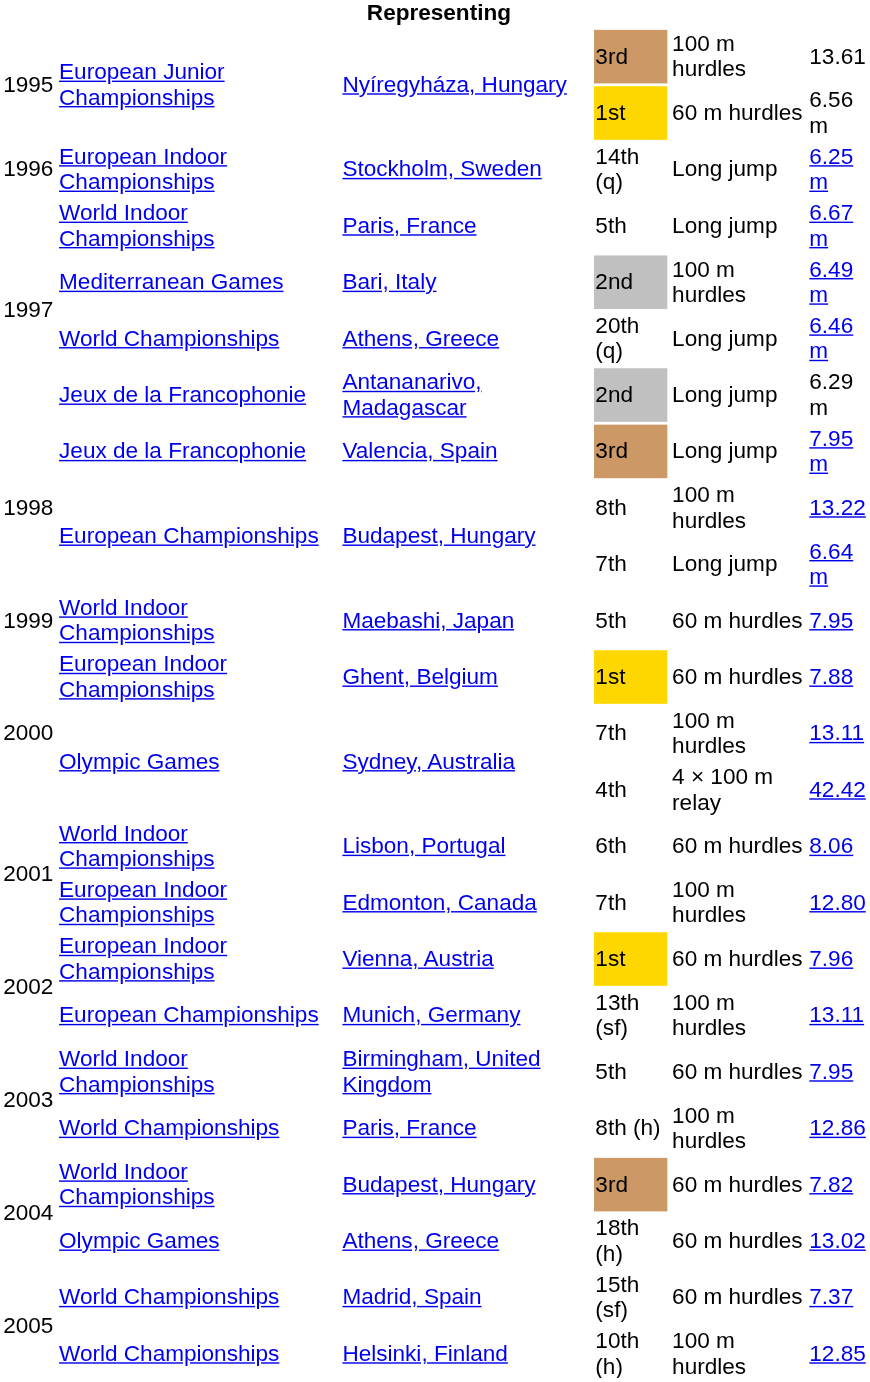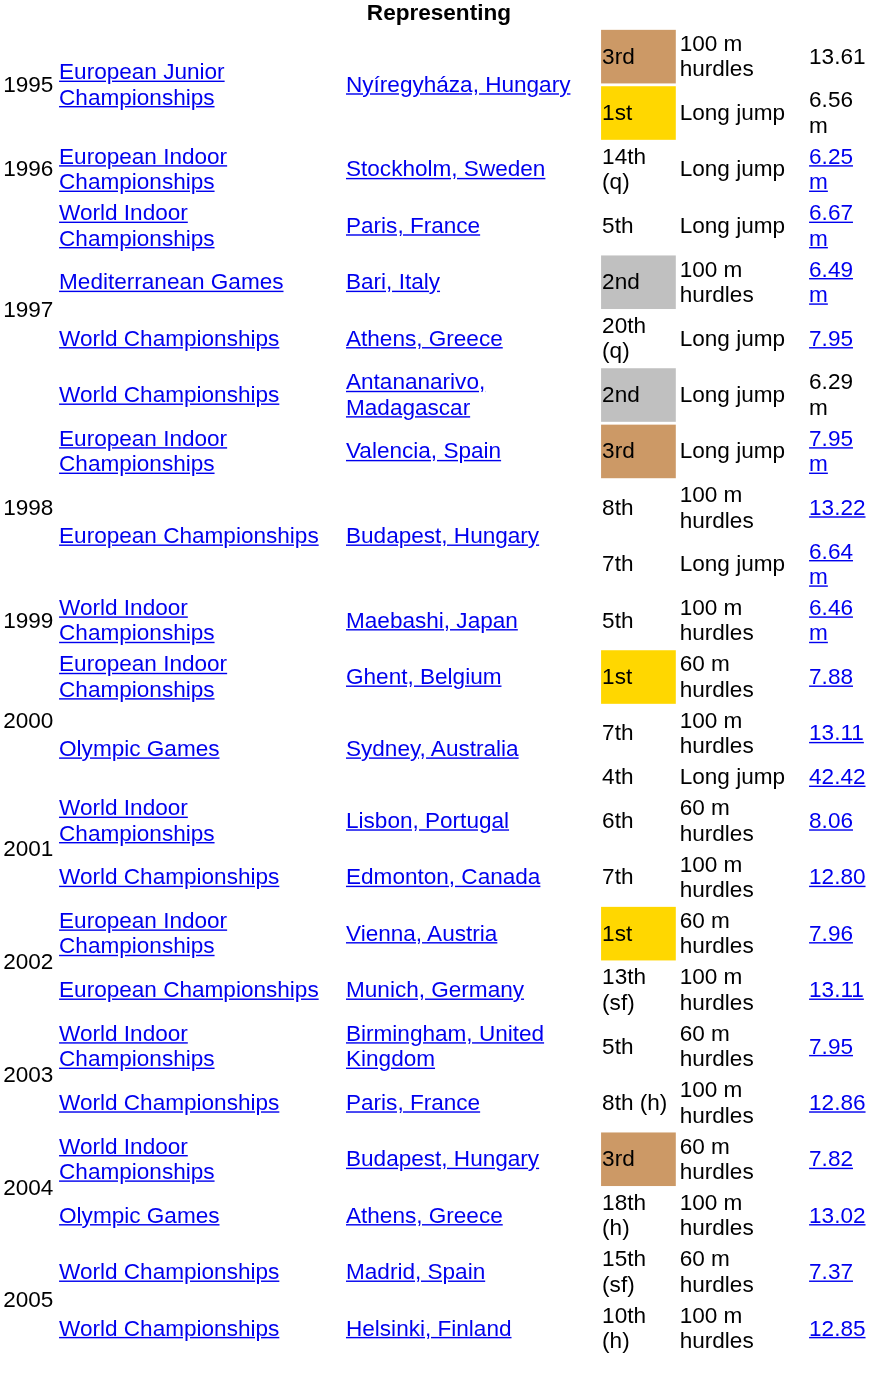(737, 112) 60 m hurdles -> (732, 112) Long jump
(831, 338) 6.46 m -> (831, 338) 7.95
(183, 394) Jeux de la Francophonie -> (169, 394) World Championships
(183, 451) Jeux de la Francophonie -> (143, 451) European Indoor Championships
(737, 620) 60 m hurdles -> (717, 620) 100 m hurdles
(831, 620) 7.95 -> (831, 620) 6.46 m
(723, 789) 4 × 100 m relay -> (732, 776) Long jump
(143, 902) European Indoor Championships -> (169, 877) World Championships
(737, 1240) 60 m hurdles -> (717, 1215) 100 m hurdles
